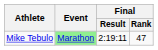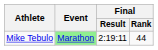(141, 39) 47 -> (141, 39) 44
